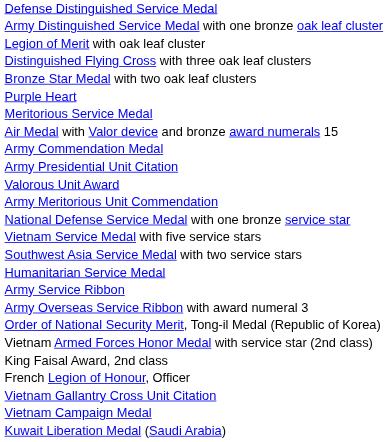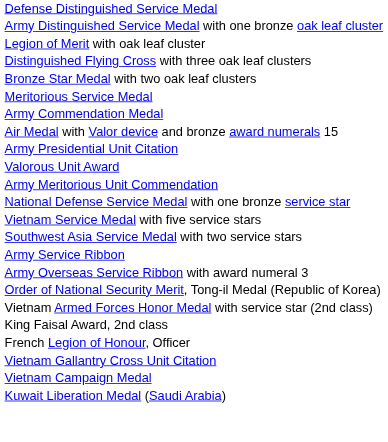- row: (41, 96)
rows swapped: (171, 131) <-> (84, 149)
- row: (85, 272)
